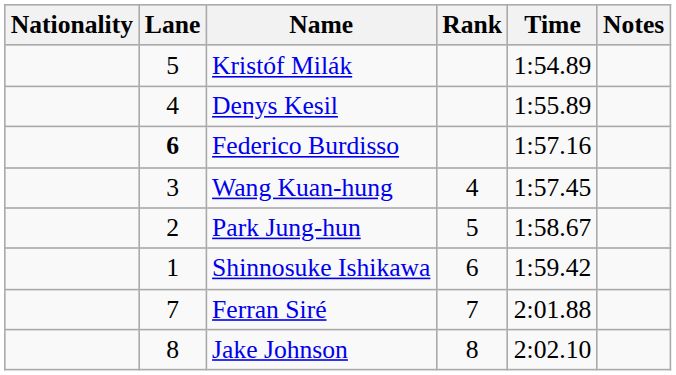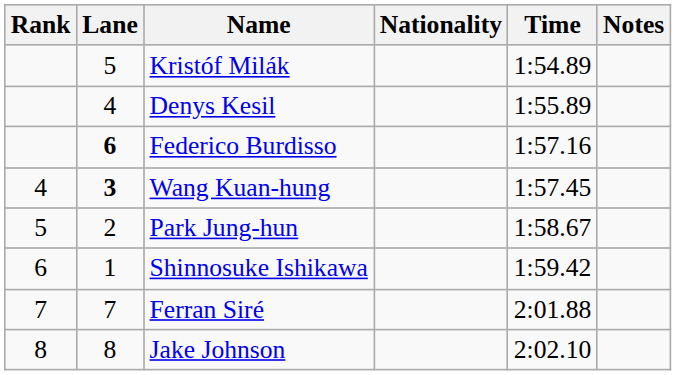columns swapped: (472, 24) <-> (72, 24)
(173, 187) normal -> (110, 187) bold
